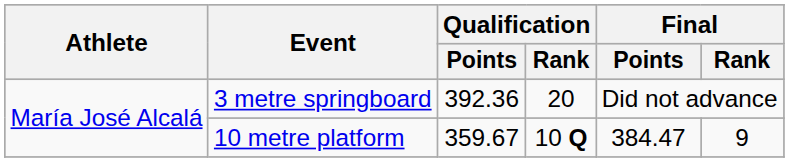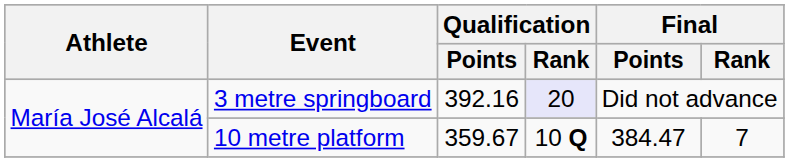(482, 99) 392.36 -> (482, 99) 392.16
(561, 99) no background -> (561, 99) lavender background
(742, 138) 9 -> (742, 138) 7
